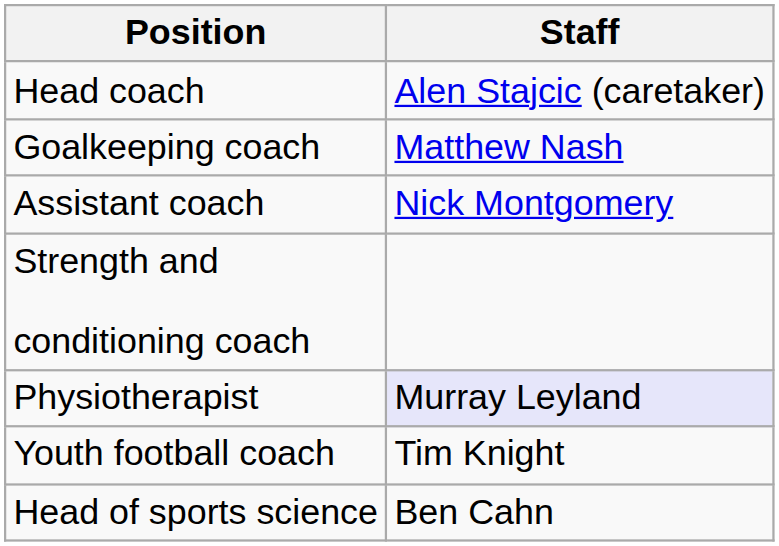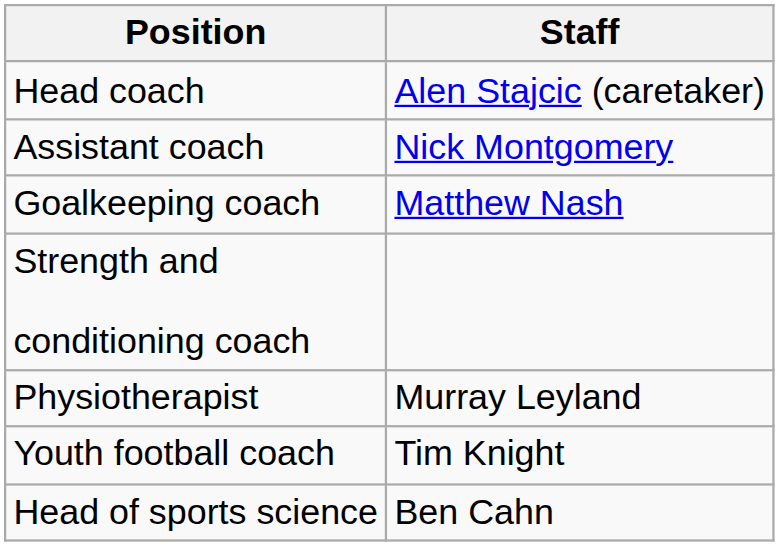rows swapped: (139, 203) <-> (167, 146)
(518, 397) lavender background -> (518, 397) no background
